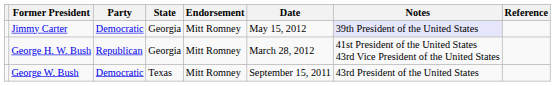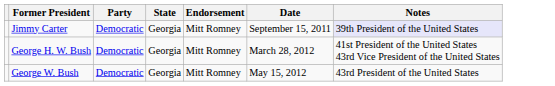- column: (526, 12)
(278, 28) May 15, 2012 -> (290, 28) September 15, 2011
(119, 50) Republican -> (120, 50) Democratic
(160, 72) Texas -> (165, 72) Georgia
(290, 72) September 15, 2011 -> (278, 72) May 15, 2012
